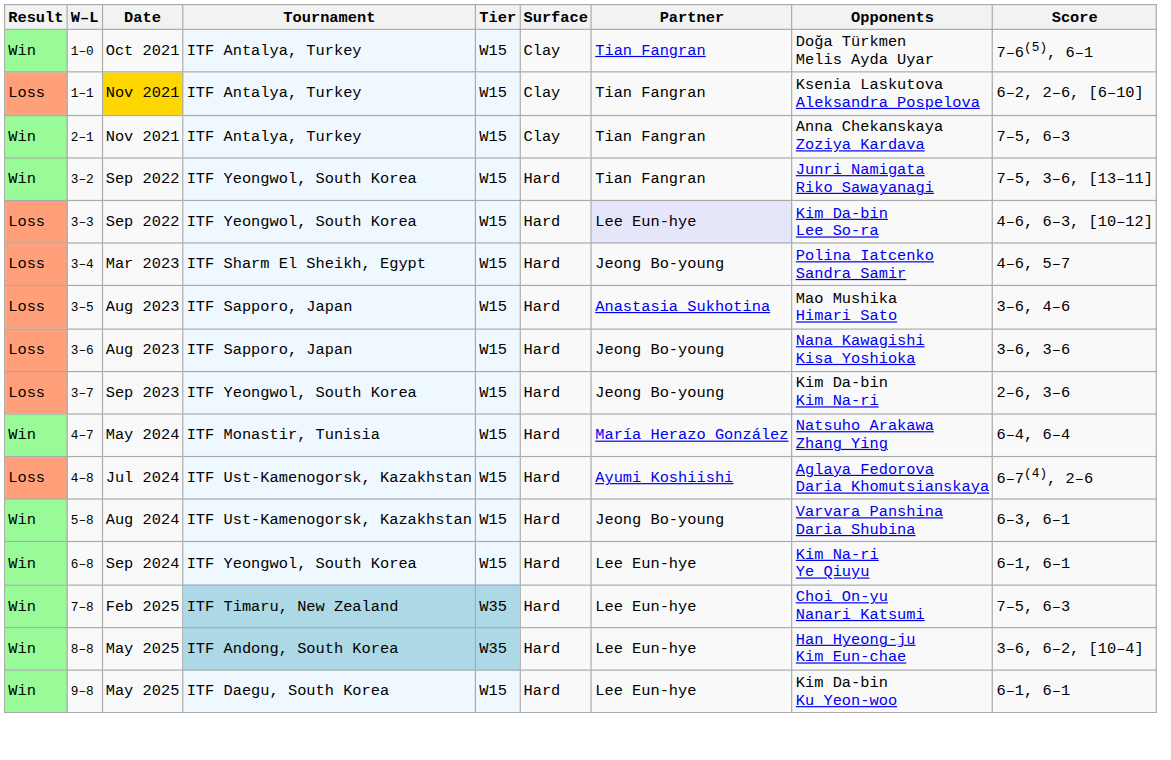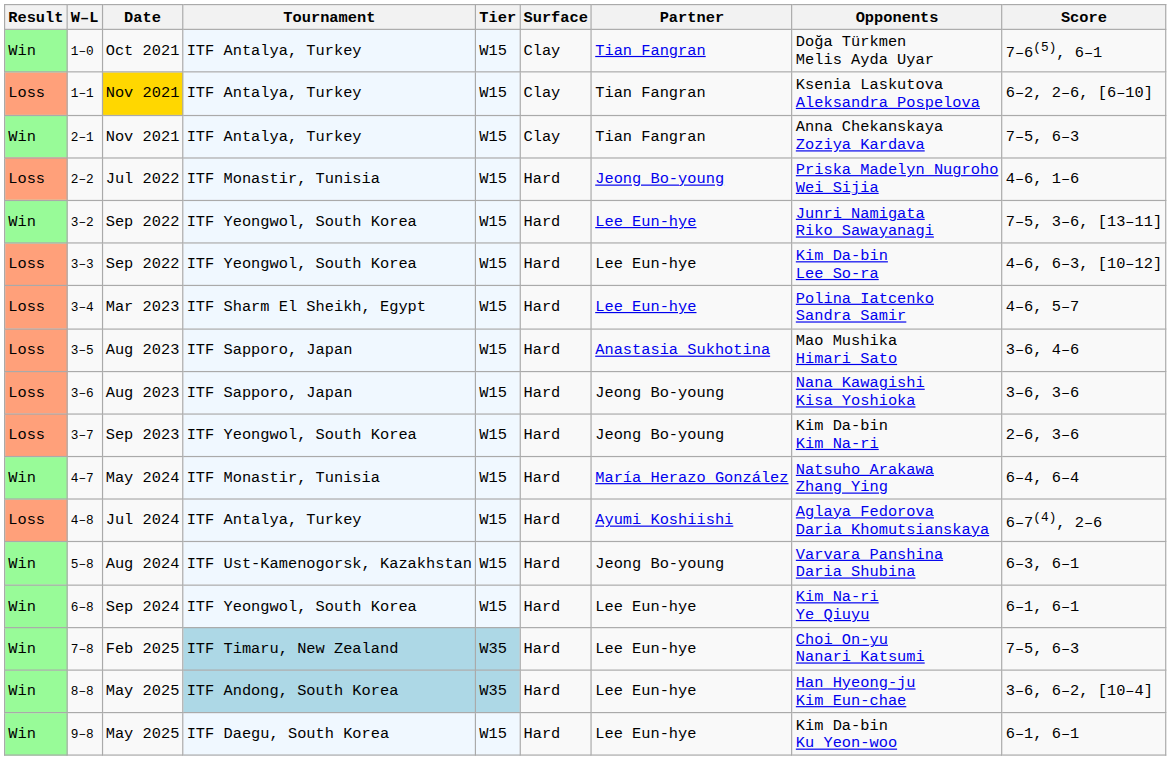+ row: (82, 180)
(650, 179) Tian Fangran -> (646, 222) Lee Eun-hye
(646, 222) lavender background -> (646, 264) no background
(660, 264) Jeong Bo-young -> (646, 307) Lee Eun-hye
(329, 478) ITF Ust-Kamenogorsk, Kazakhstan -> (274, 521) ITF Antalya, Turkey
